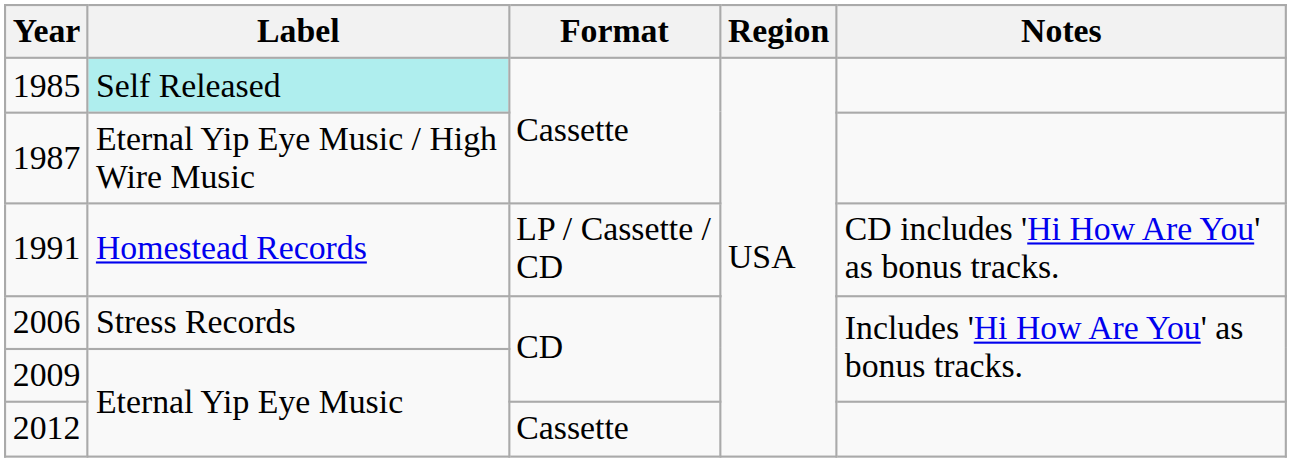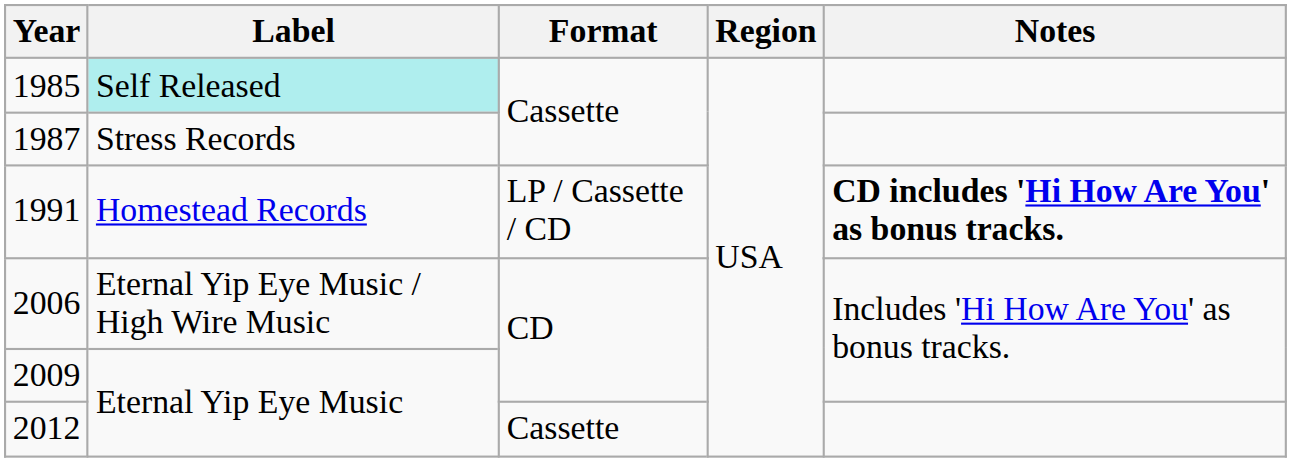(296, 157) Eternal Yip Eye Music / High Wire Music -> (196, 138) Stress Records
(1053, 248) normal -> (1051, 210) bold
(196, 321) Stress Records -> (258, 302) Eternal Yip Eye Music / High Wire Music
